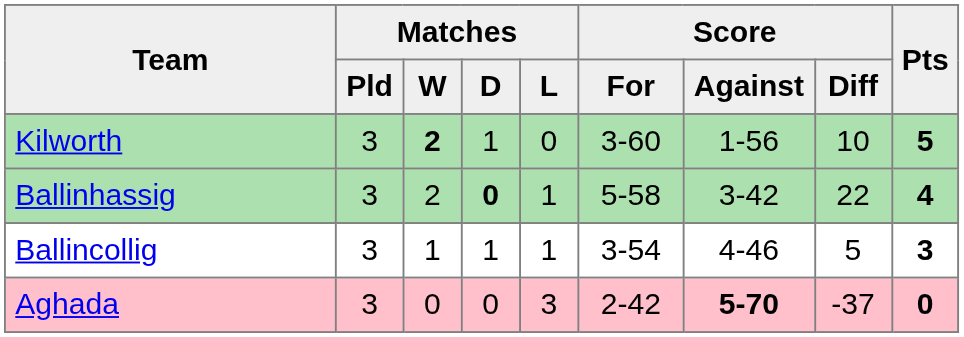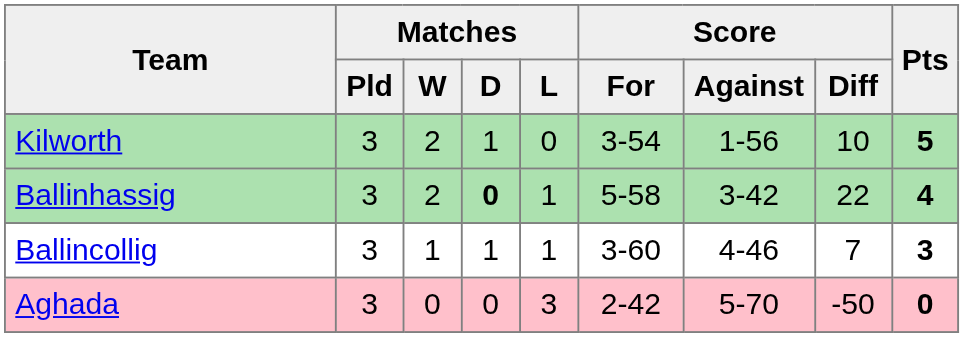(432, 140) bold -> (432, 140) normal
(631, 140) 3-60 -> (631, 140) 3-54
(631, 249) 3-54 -> (631, 249) 3-60
(853, 249) 5 -> (853, 249) 7
(749, 304) bold -> (749, 304) normal
(853, 304) -37 -> (853, 304) -50
